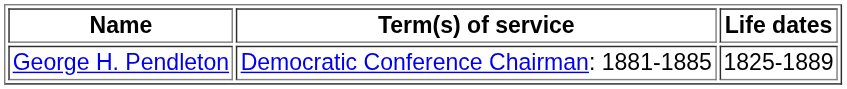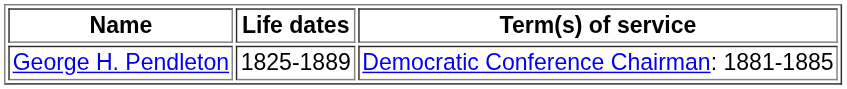columns swapped: (779, 25) <-> (476, 25)
